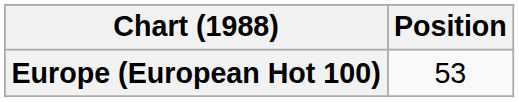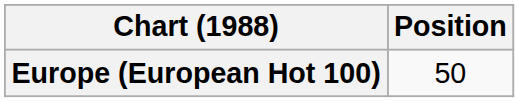(450, 72) 53 -> (450, 72) 50
